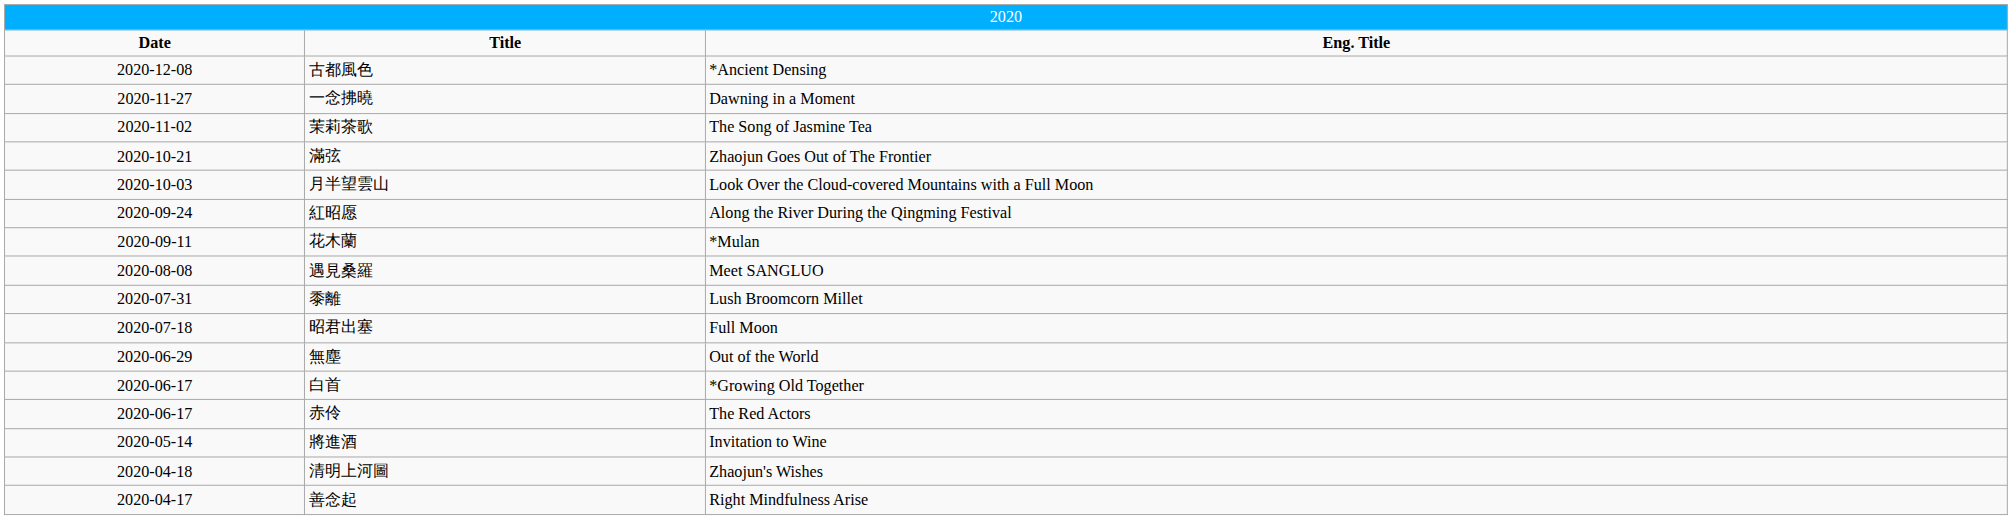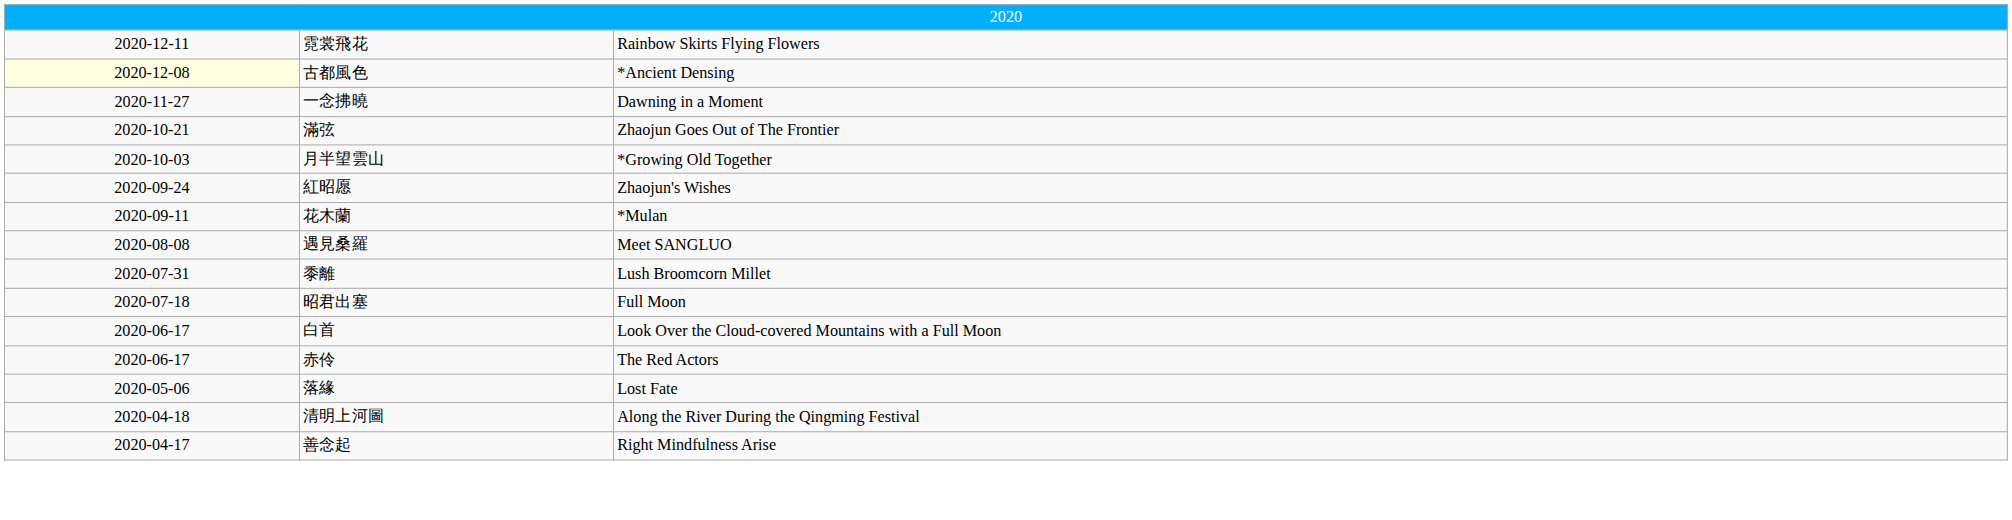- row: (505, 42)
+ row: (335, 43)
(155, 70) no background -> (152, 73) lightyellow background
- row: (341, 126)
(901, 184) Look Over the Cloud-covered Mountains with a Full Moon -> (695, 159) *Growing Old Together
(860, 213) Along the River During the Qingming Festival -> (674, 187) Zhaojun's Wishes
- row: (325, 356)
(787, 385) *Growing Old Together -> (809, 331) Look Over the Cloud-covered Mountains with a Full Moon
- row: (333, 442)
+ row: (319, 387)
(766, 471) Zhaojun's Wishes -> (768, 417) Along the River During the Qingming Festival
